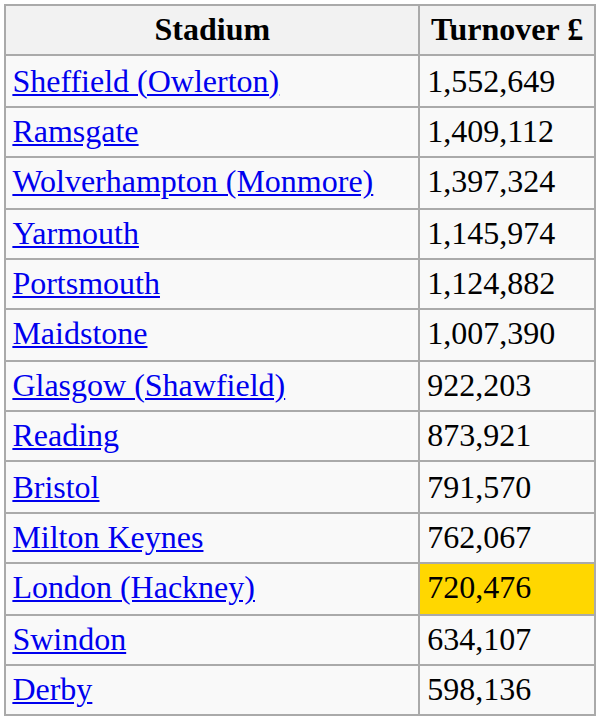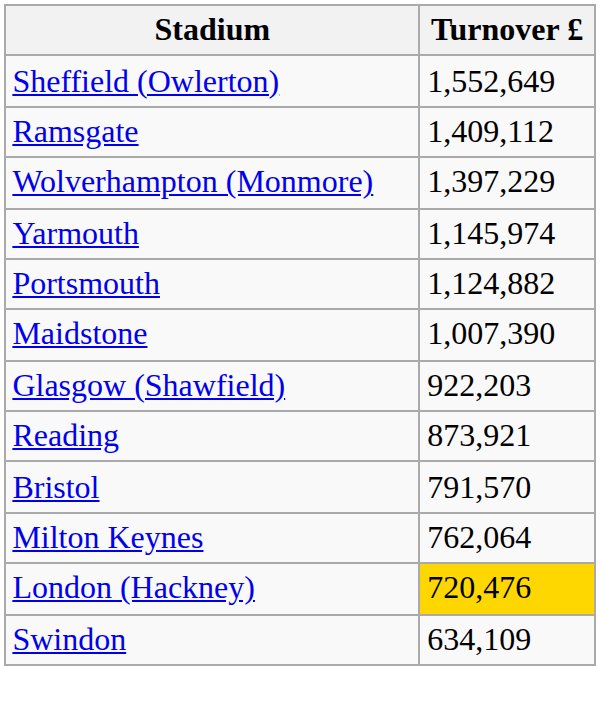(491, 182) 1,397,324 -> (491, 182) 1,397,229
(479, 537) 762,067 -> (479, 537) 762,064
(479, 638) 634,107 -> (479, 638) 634,109
- row: (52, 689)
